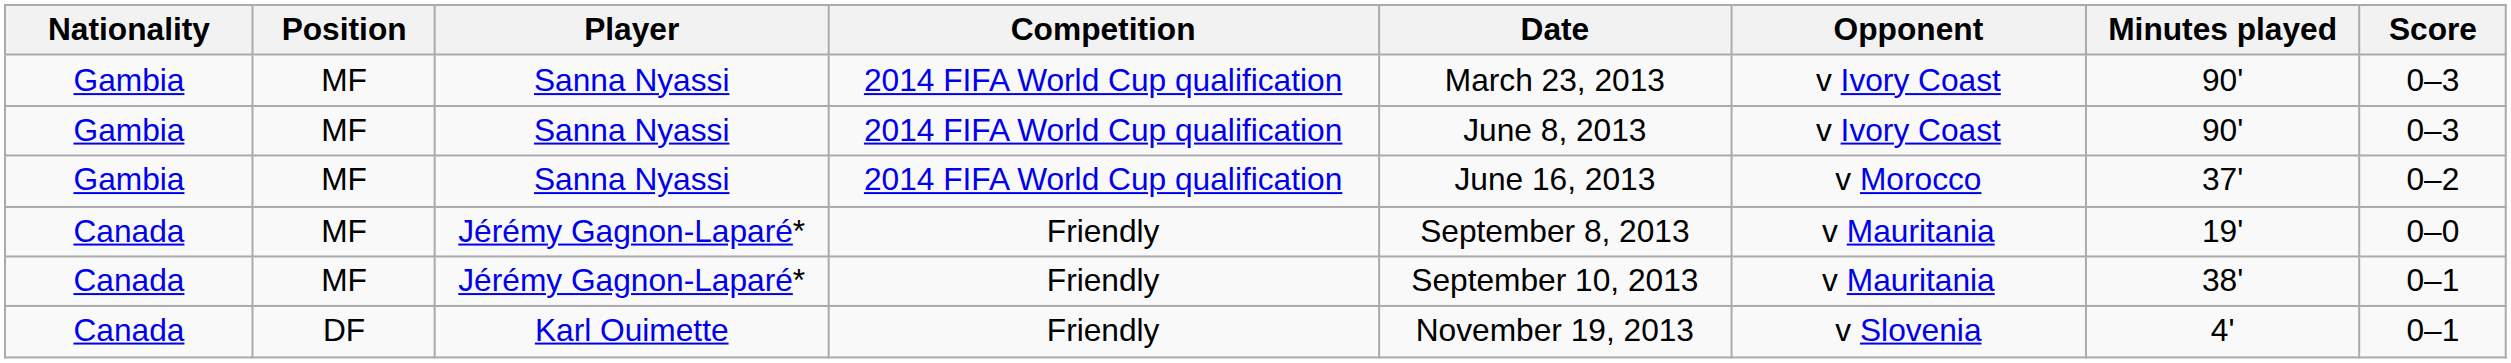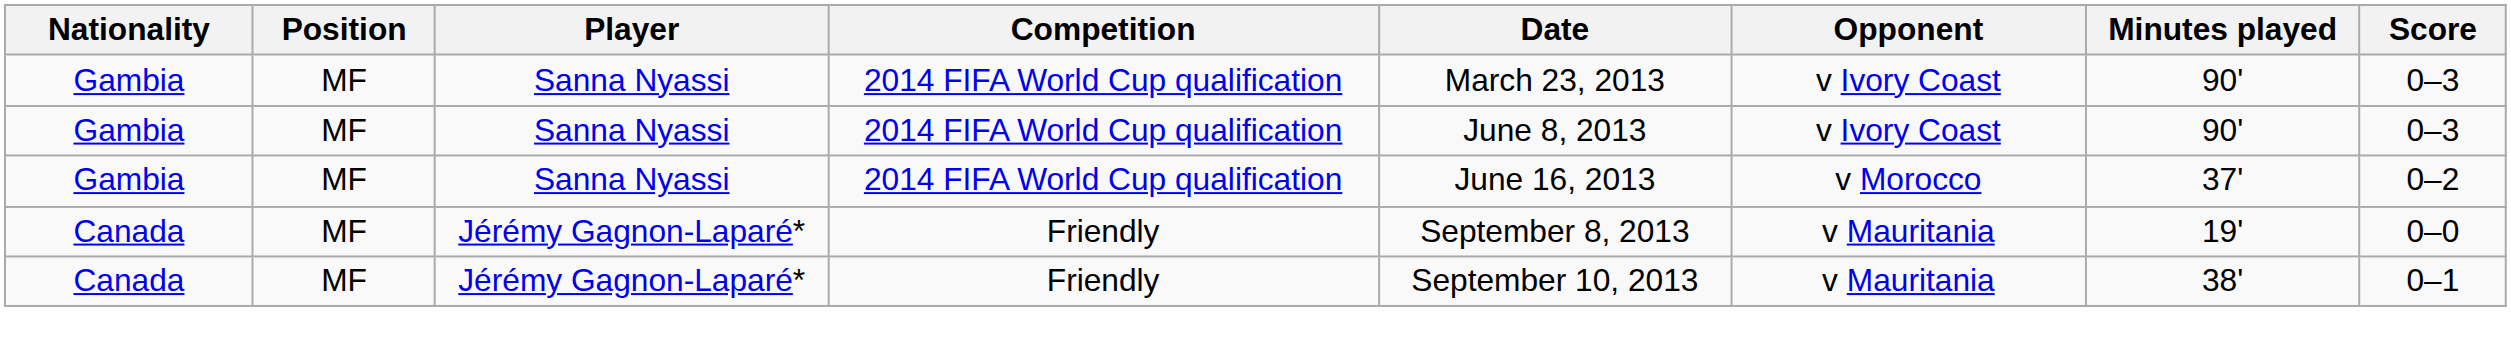- row: (129, 331)
